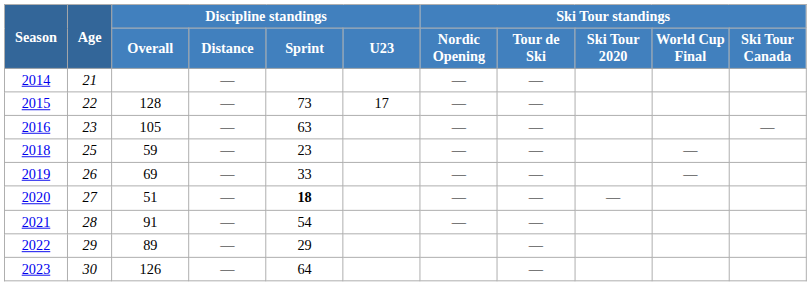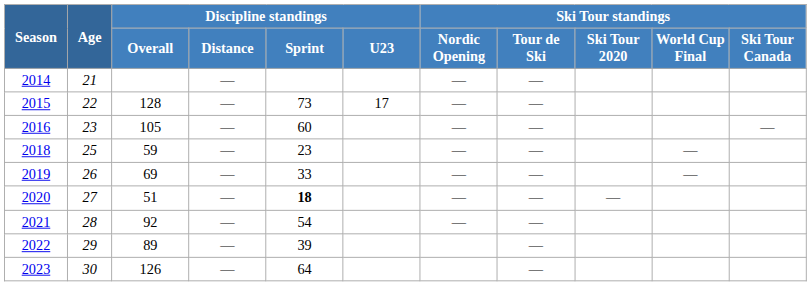(305, 127) 63 -> (305, 127) 60
(150, 221) 91 -> (150, 221) 92
(305, 245) 29 -> (305, 245) 39
